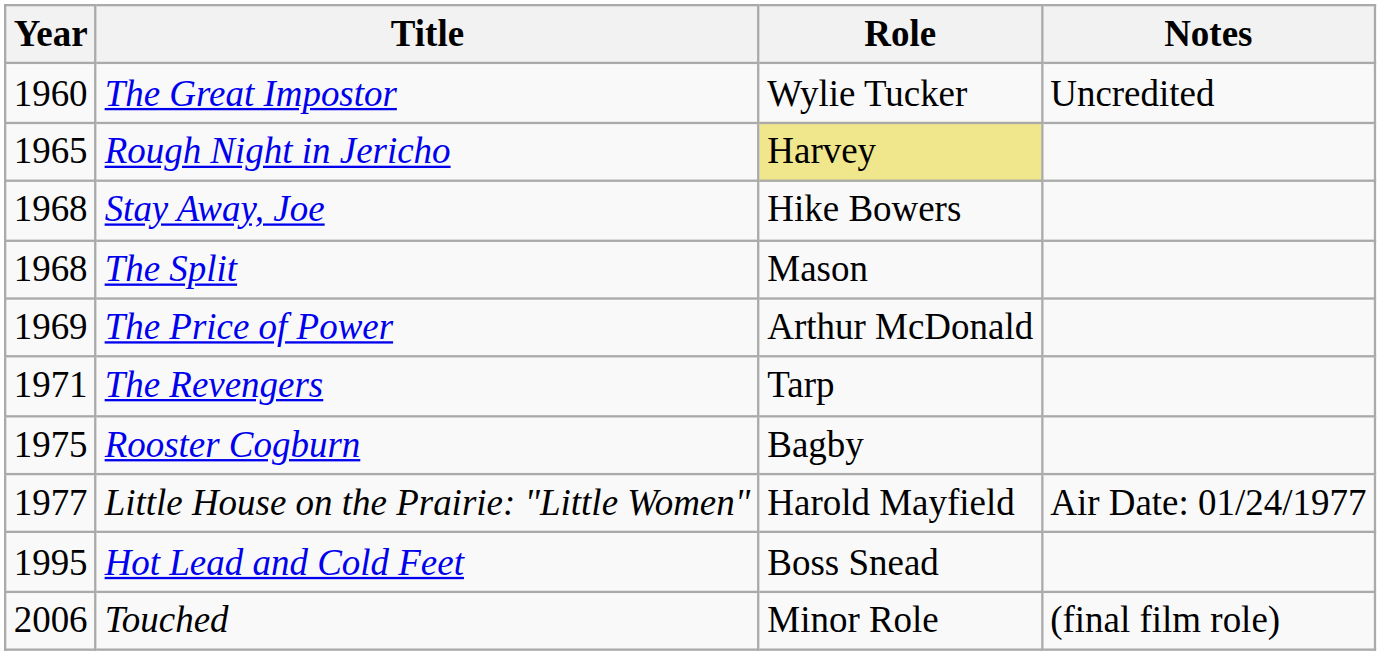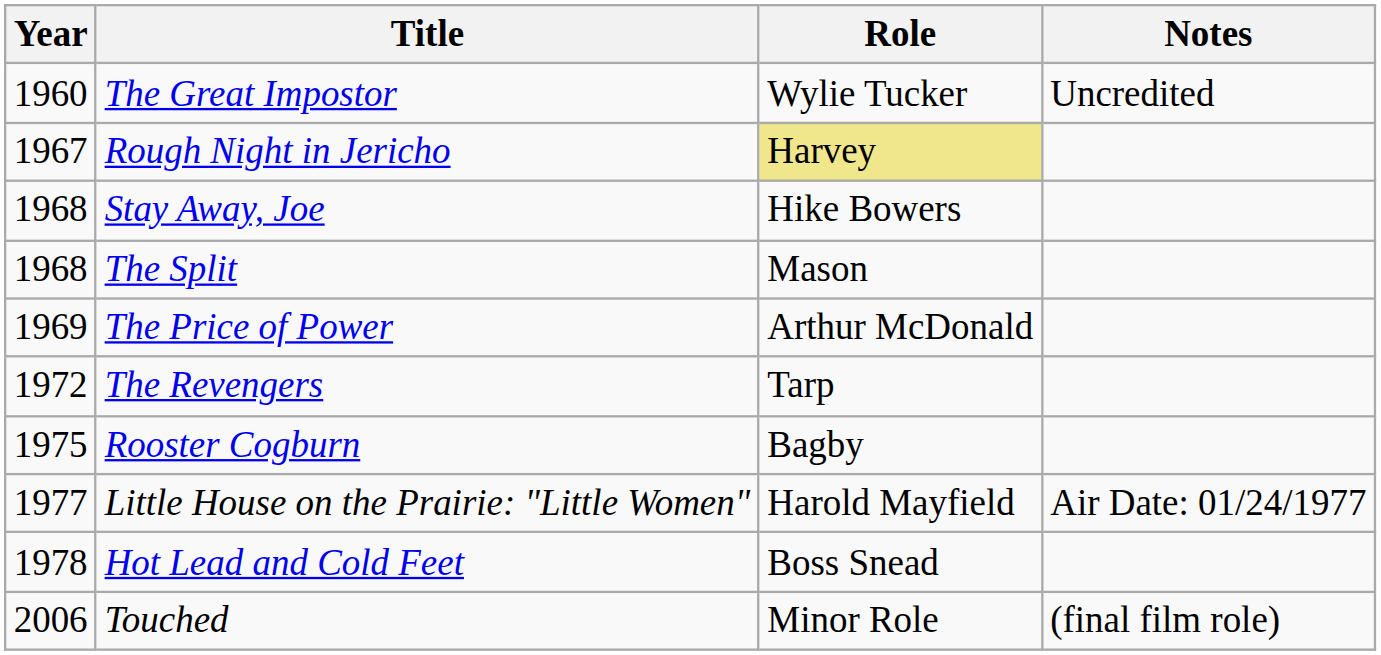(51, 151) 1965 -> (51, 151) 1967
(51, 385) 1971 -> (51, 385) 1972
(51, 561) 1995 -> (51, 561) 1978
